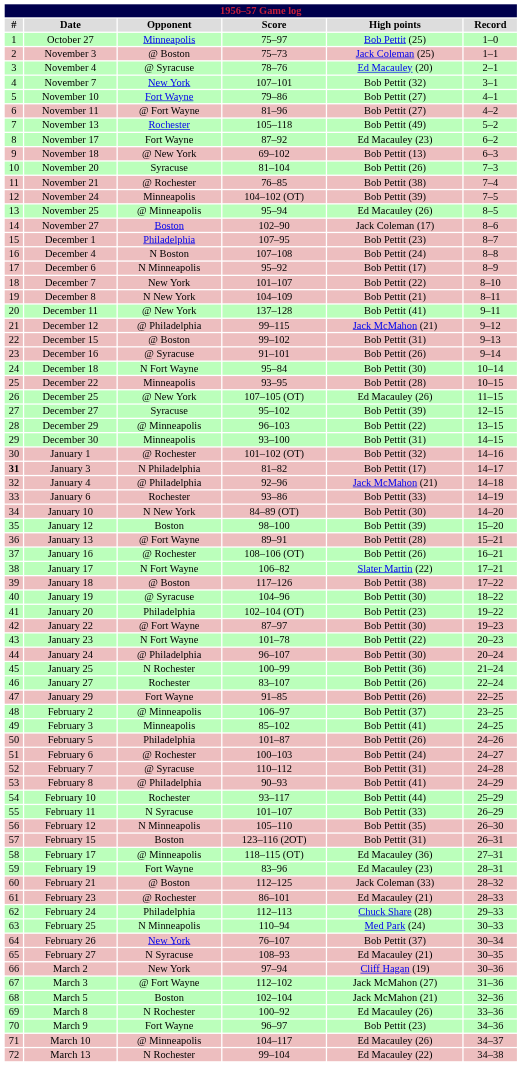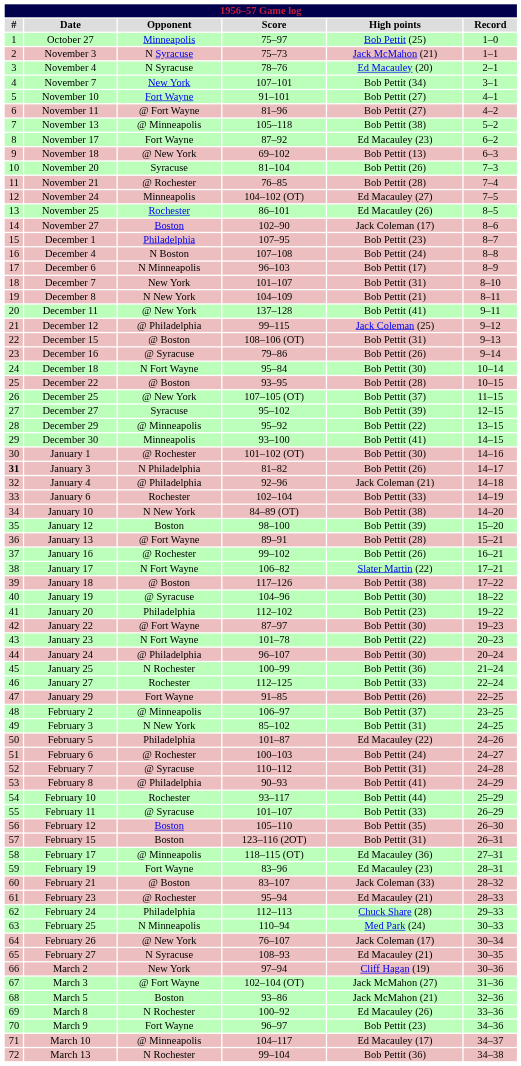(169, 53) @ Boston -> (169, 53) N Syracuse
(395, 53) Jack Coleman (25) -> (395, 53) Jack McMahon (21)
(169, 68) @ Syracuse -> (169, 68) N Syracuse
(395, 82) Bob Pettit (32) -> (395, 82) Bob Pettit (34)
(274, 96) 79–86 -> (274, 96) 91–101
(169, 125) Rochester -> (169, 125) @ Minneapolis
(395, 125) Bob Pettit (49) -> (395, 125) Bob Pettit (38)
(395, 182) Bob Pettit (38) -> (395, 182) Bob Pettit (28)
(395, 196) Bob Pettit (39) -> (395, 196) Ed Macauley (27)
(169, 211) @ Minneapolis -> (169, 211) Rochester
(274, 211) 95–94 -> (274, 211) 86–101
(274, 268) 95–92 -> (274, 268) 96–103
(395, 282) Bob Pettit (22) -> (395, 282) Bob Pettit (31)
(395, 325) Jack McMahon (21) -> (395, 325) Jack Coleman (25)
(274, 339) 99–102 -> (274, 339) 108–106 (OT)
(274, 354) 91–101 -> (274, 354) 79–86
(169, 382) Minneapolis -> (169, 382) @ Boston
(395, 397) Ed Macauley (26) -> (395, 397) Bob Pettit (37)
(274, 425) 96–103 -> (274, 425) 95–92
(395, 439) Bob Pettit (31) -> (395, 439) Bob Pettit (41)
(395, 454) Bob Pettit (32) -> (395, 454) Bob Pettit (30)
(395, 468) Bob Pettit (17) -> (395, 468) Bob Pettit (26)
(395, 482) Jack McMahon (21) -> (395, 482) Jack Coleman (21)
(274, 497) 93–86 -> (274, 497) 102–104
(395, 511) Bob Pettit (30) -> (395, 511) Bob Pettit (38)
(274, 554) 108–106 (OT) -> (274, 554) 99–102
(274, 611) 102–104 (OT) -> (274, 611) 112–102
(274, 683) 83–107 -> (274, 683) 112–125
(395, 683) Bob Pettit (26) -> (395, 683) Bob Pettit (33)
(169, 725) Minneapolis -> (169, 725) N New York
(395, 725) Bob Pettit (41) -> (395, 725) Bob Pettit (31)
(395, 740) Bob Pettit (26) -> (395, 740) Ed Macauley (22)
(169, 811) N Syracuse -> (169, 811) @ Syracuse
(169, 826) N Minneapolis -> (169, 826) Boston
(274, 883) 112–125 -> (274, 883) 83–107
(274, 897) 86–101 -> (274, 897) 95–94
(169, 940) New York -> (169, 940) @ New York
(395, 940) Bob Pettit (37) -> (395, 940) Jack Coleman (17)
(274, 983) 112–102 -> (274, 983) 102–104 (OT)
(274, 997) 102–104 -> (274, 997) 93–86
(395, 1040) Ed Macauley (26) -> (395, 1040) Ed Macauley (17)
(395, 1054) Ed Macauley (22) -> (395, 1054) Bob Pettit (36)
